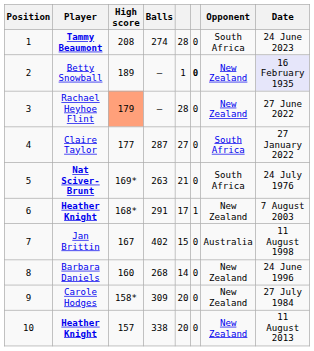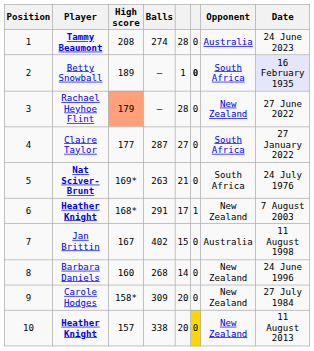(228, 42) South Africa -> (228, 42) Australia
(228, 73) New Zealand -> (228, 73) South Africa
(195, 328) no background -> (195, 328) gold background
